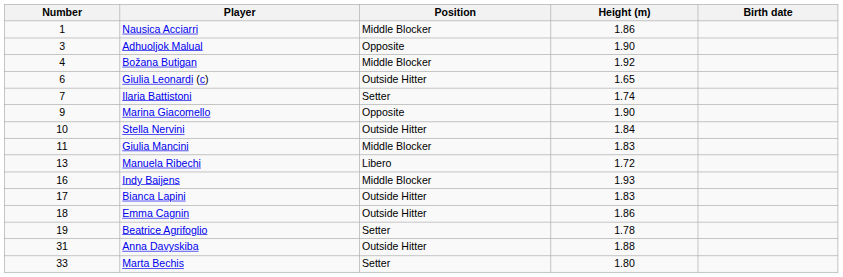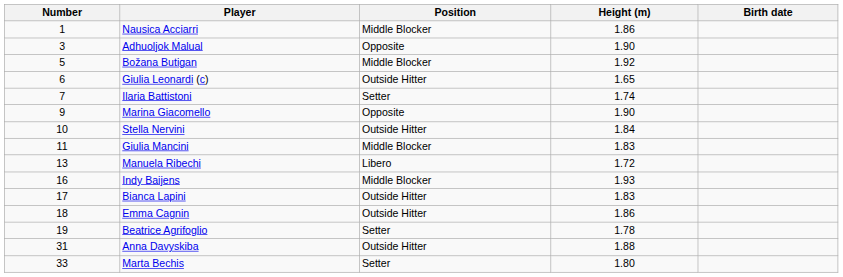(62, 63) 4 -> (62, 63) 5
